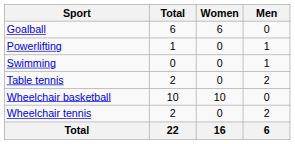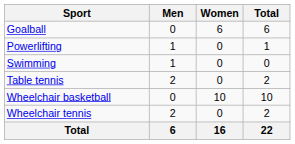columns swapped: (267, 13) <-> (173, 13)
